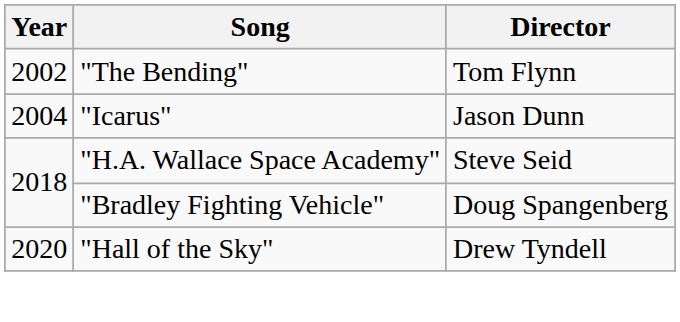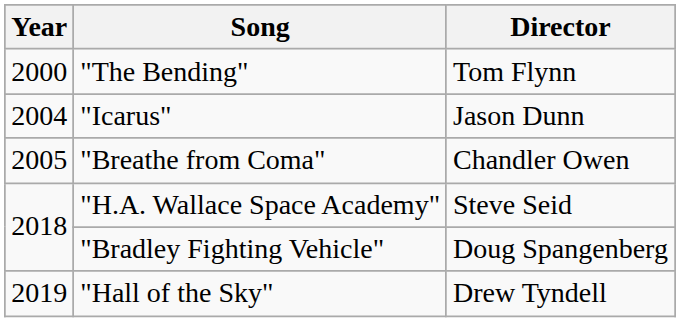(39, 71) 2002 -> (39, 71) 2000
+ row: (203, 159)
(39, 248) 2020 -> (39, 293) 2019
